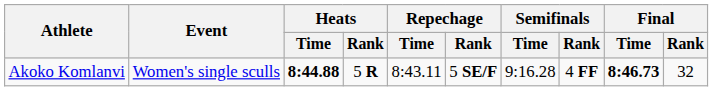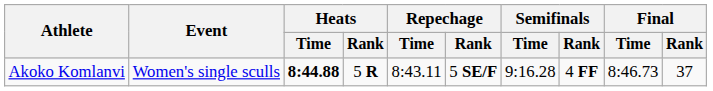(634, 72) bold -> (633, 72) normal
(685, 72) 32 -> (685, 72) 37
